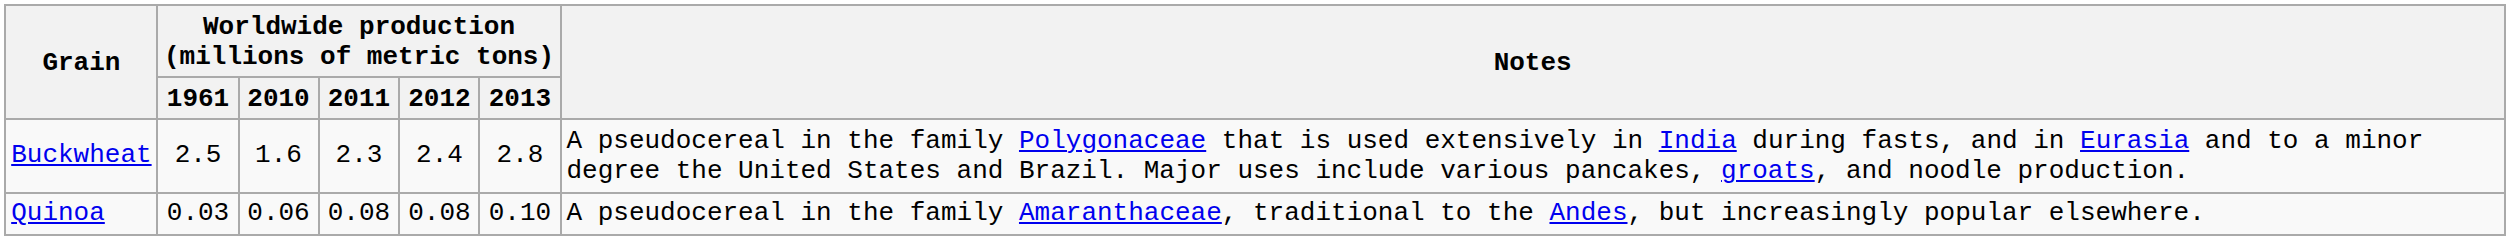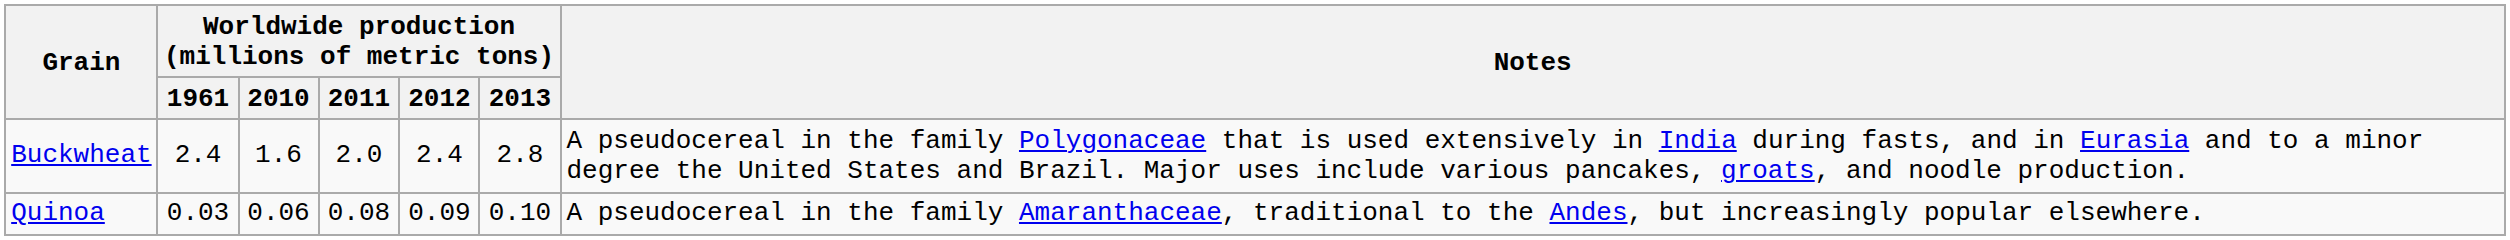(198, 156) 2.5 -> (198, 156) 2.4
(359, 156) 2.3 -> (359, 156) 2.0
(439, 213) 0.08 -> (439, 213) 0.09
